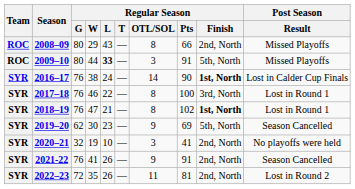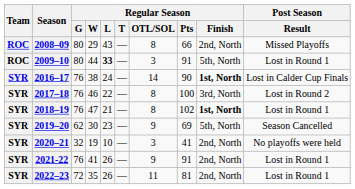(297, 61) Missed Playoffs -> (297, 61) Lost in Round 1
(297, 94) Lost in Round 1 -> (297, 94) Lost in Round 2
(297, 159) Season Cancelled -> (297, 159) Lost in Round 1
(297, 175) Lost in Round 2 -> (297, 175) Lost in Round 1
